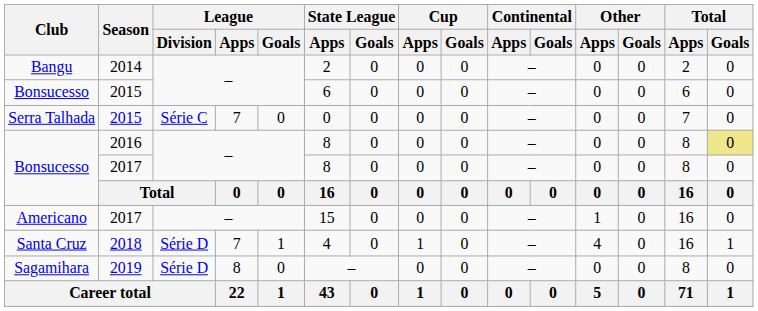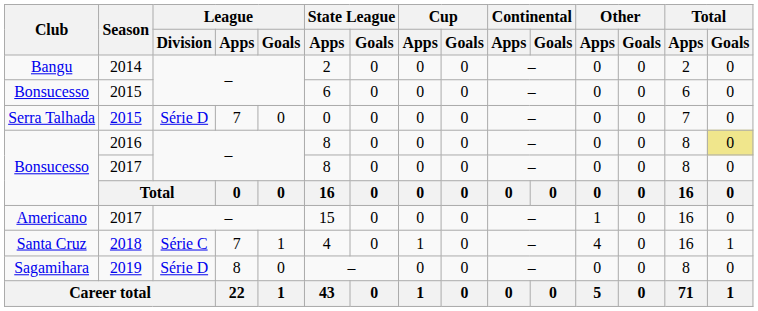(184, 117) Série C -> (184, 117) Série D
(184, 243) Série D -> (184, 243) Série C
